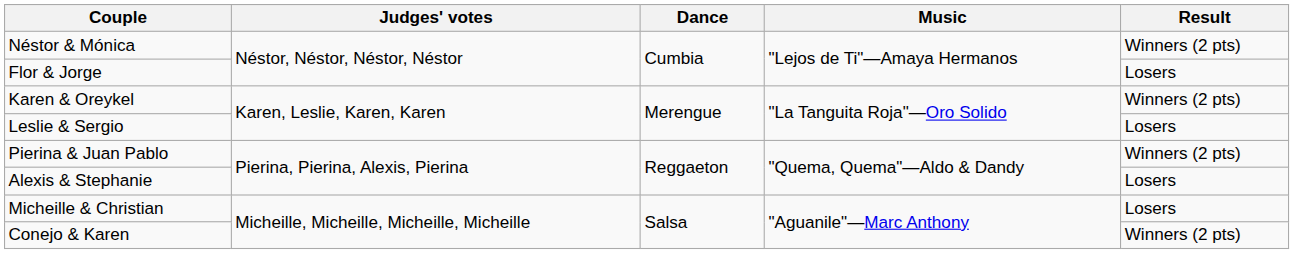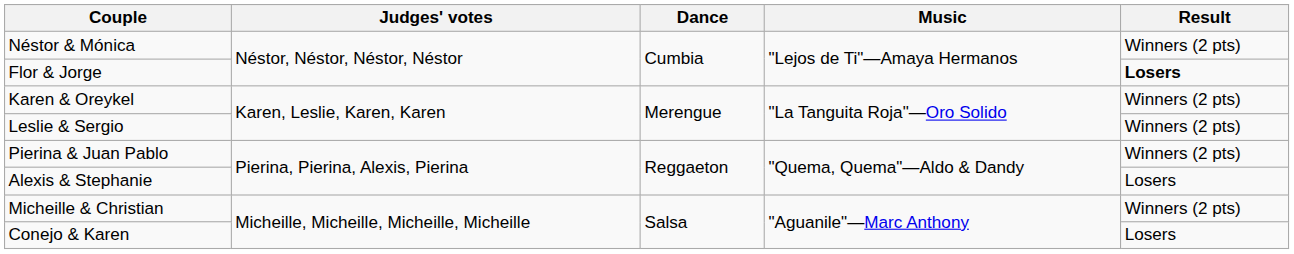(1150, 72) normal -> (1153, 72) bold
(1150, 126) Losers -> (1183, 126) Winners (2 pts)
(1150, 208) Losers -> (1183, 208) Winners (2 pts)
(1183, 235) Winners (2 pts) -> (1150, 235) Losers
